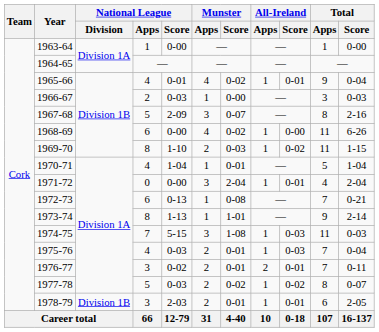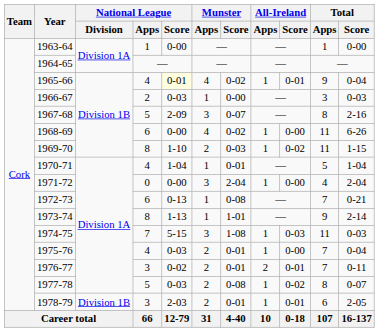(177, 81) no background -> (177, 81) lightyellow background
(295, 183) 0-01 -> (295, 183) 0-00
(295, 251) 0-03 -> (295, 251) 0-00
(236, 285) 0-02 -> (236, 285) 0-08
